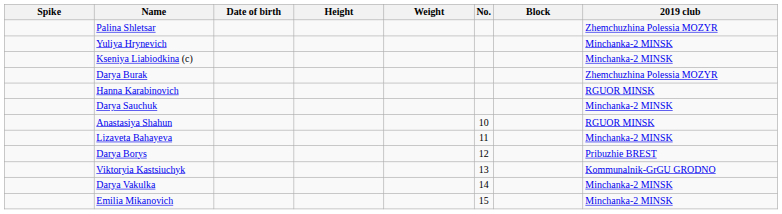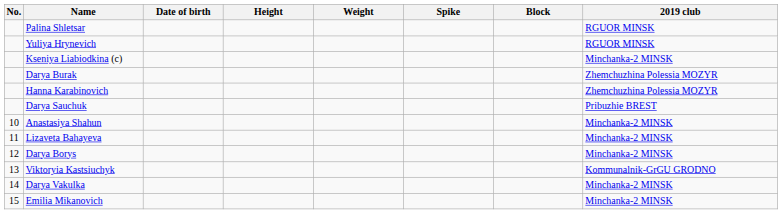columns swapped: (484, 12) <-> (49, 12)
(651, 28) Zhemchuzhina Polessia MOZYR -> (620, 28) RGUOR MINSK
(629, 43) Minchanka-2 MINSK -> (620, 43) RGUOR MINSK
(620, 91) RGUOR MINSK -> (651, 91) Zhemchuzhina Polessia MOZYR
(629, 106) Minchanka-2 MINSK -> (621, 106) Pribuzhie BREST
(620, 122) RGUOR MINSK -> (629, 122) Minchanka-2 MINSK
(621, 153) Pribuzhie BREST -> (629, 153) Minchanka-2 MINSK
